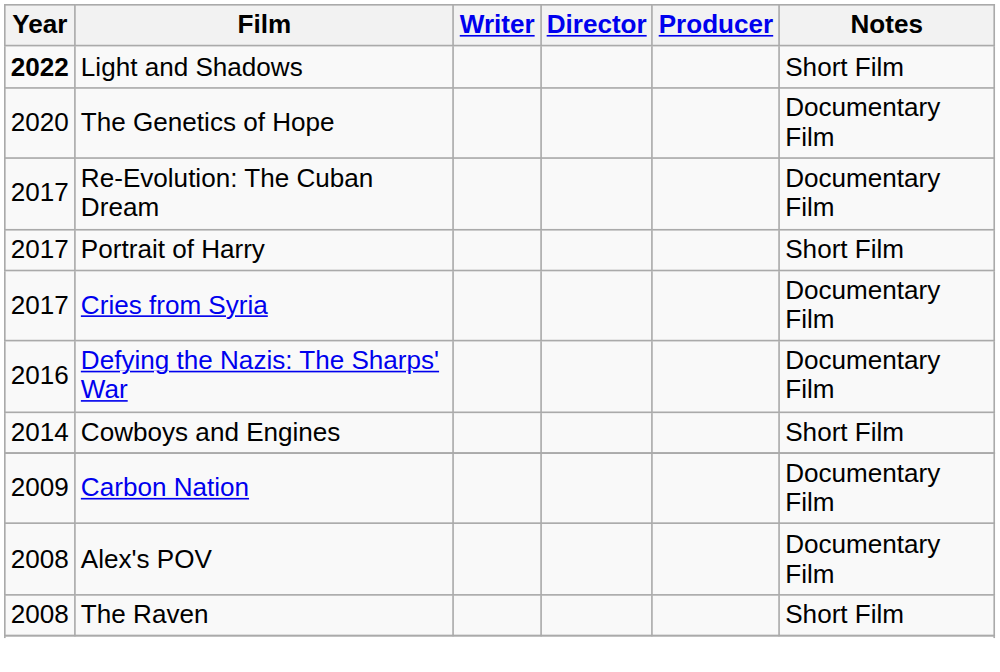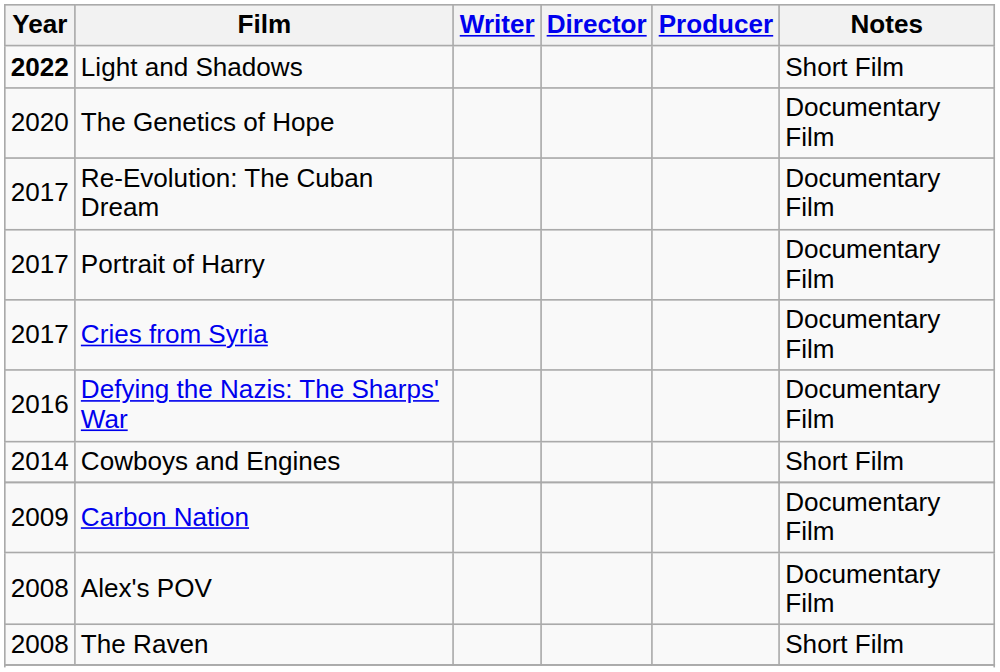(845, 249) Short Film -> (863, 263) Documentary Film
